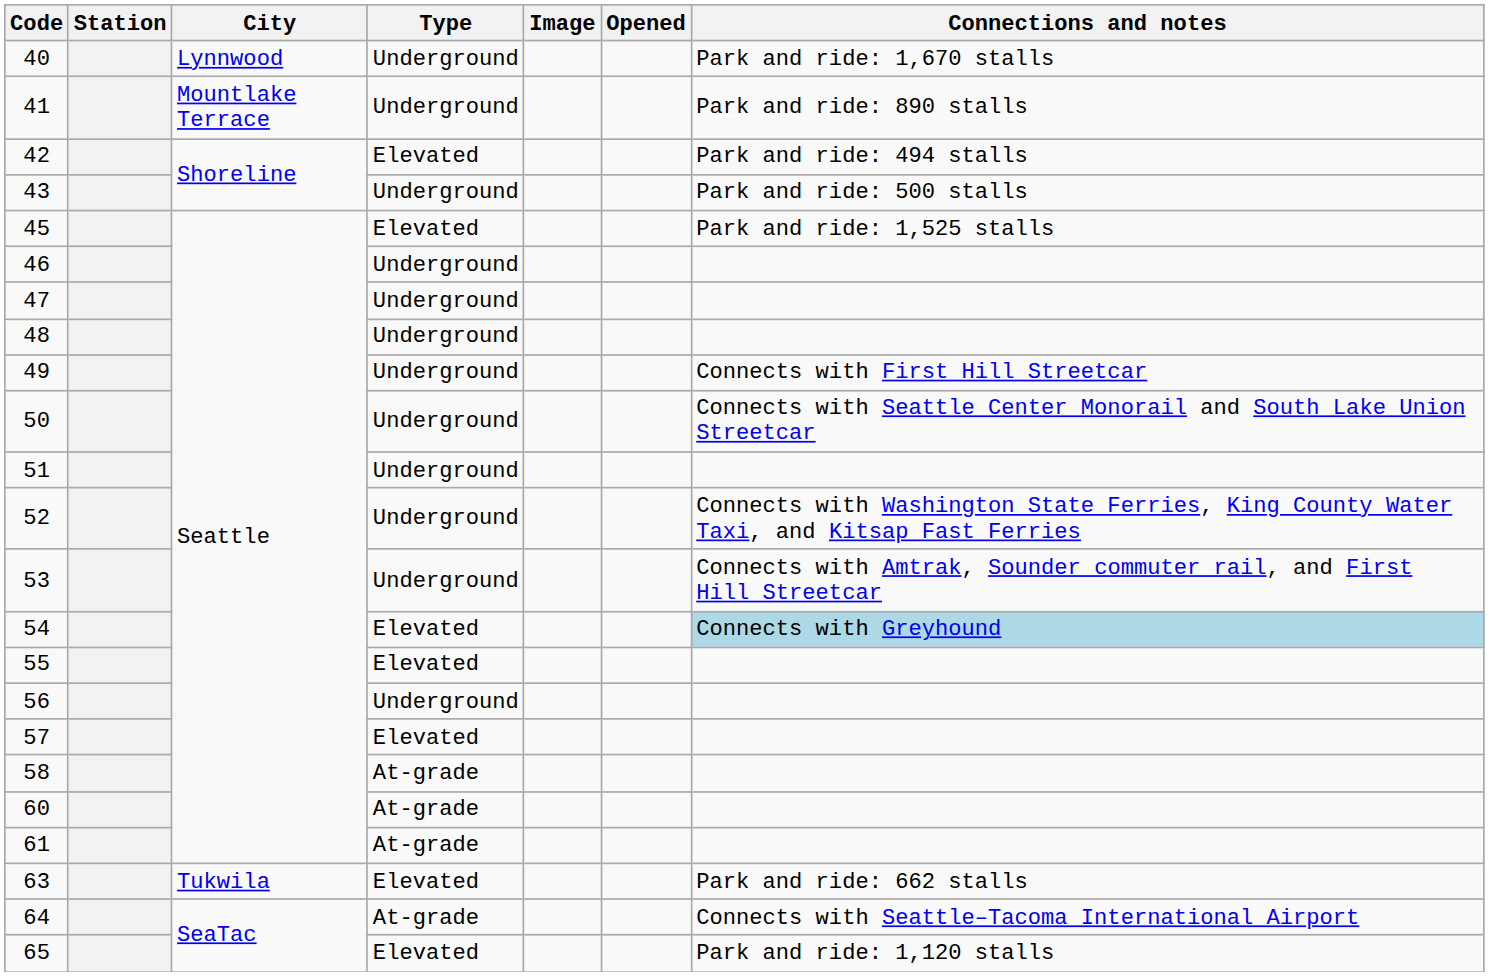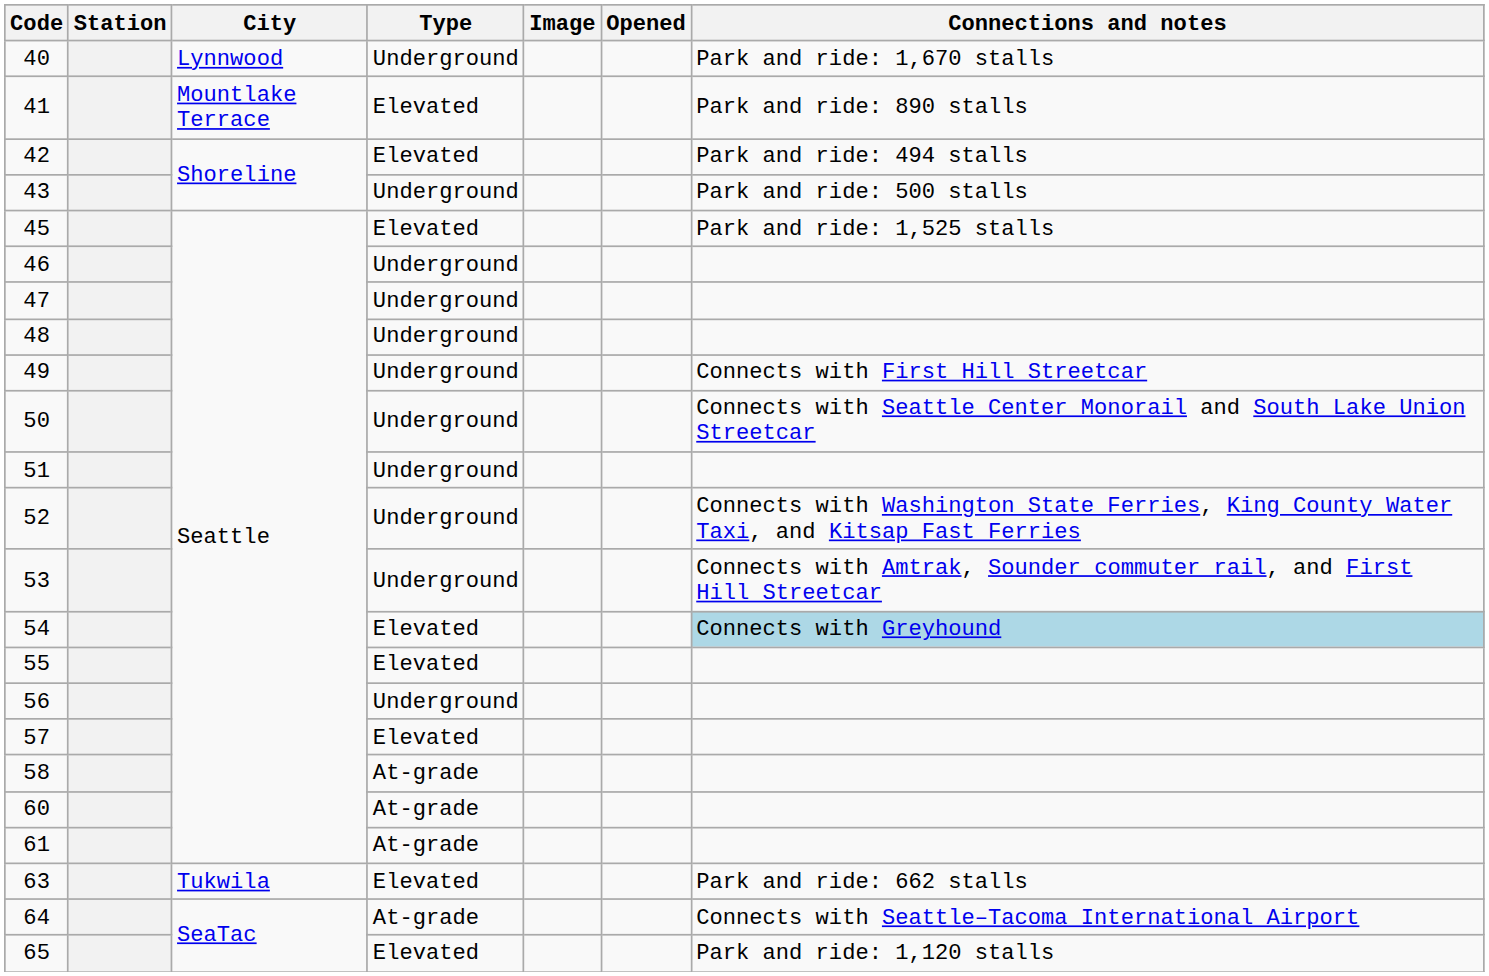(446, 108) Underground -> (426, 108) Elevated
